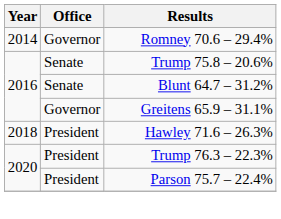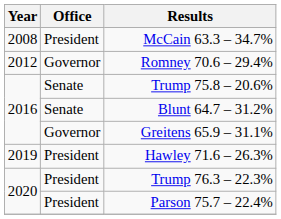+ row: (208, 39)
(23, 39) 2014 -> (23, 62) 2012
(23, 132) 2018 -> (23, 156) 2019
